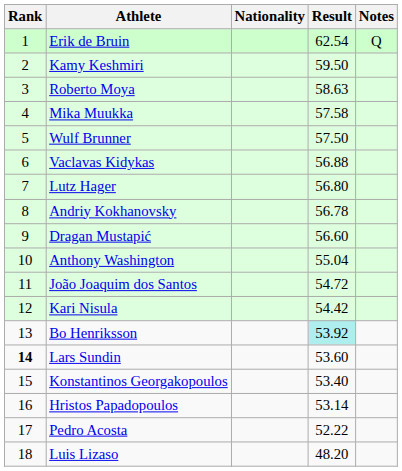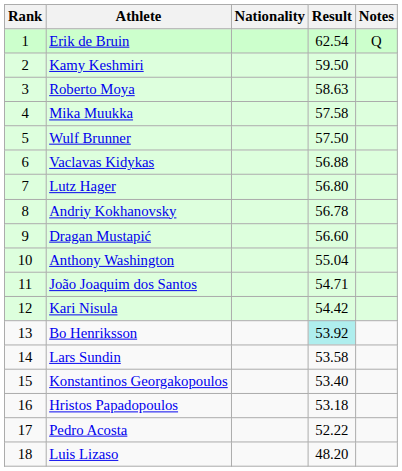(332, 284) 54.72 -> (332, 284) 54.71
(25, 357) bold -> (25, 357) normal
(332, 357) 53.60 -> (332, 357) 53.58
(332, 405) 53.14 -> (332, 405) 53.18
